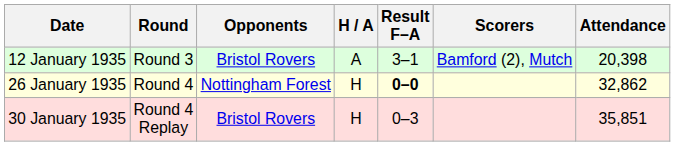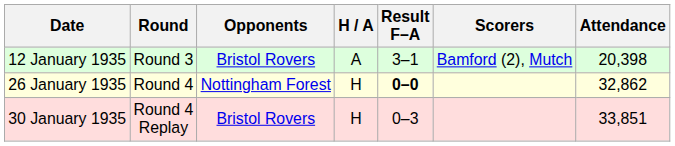(623, 119) 35,851 -> (623, 119) 33,851
